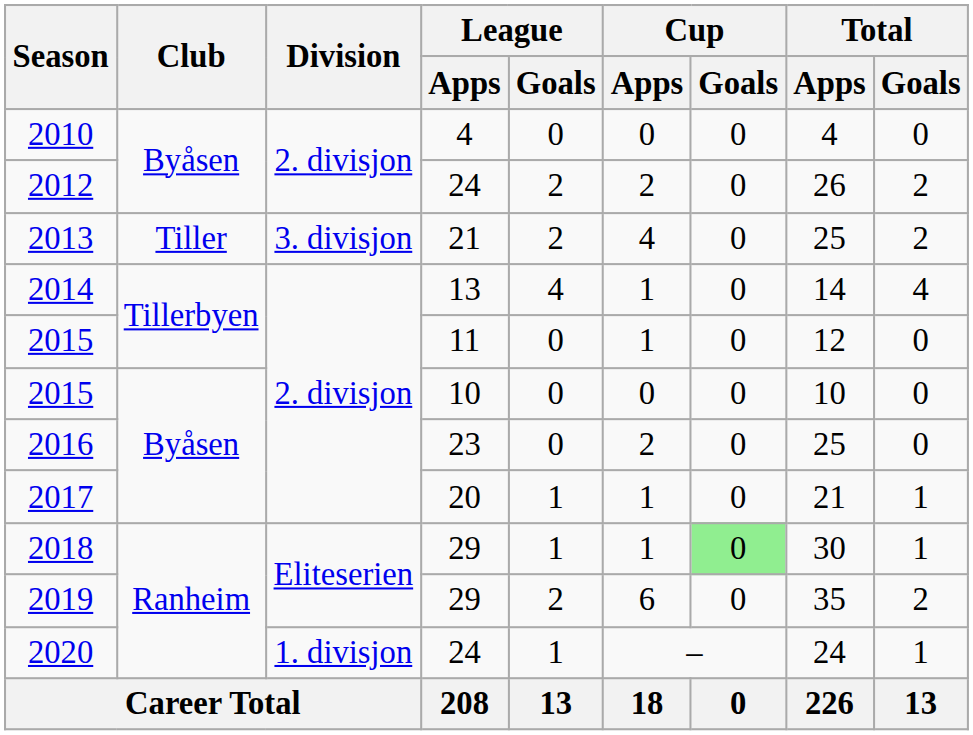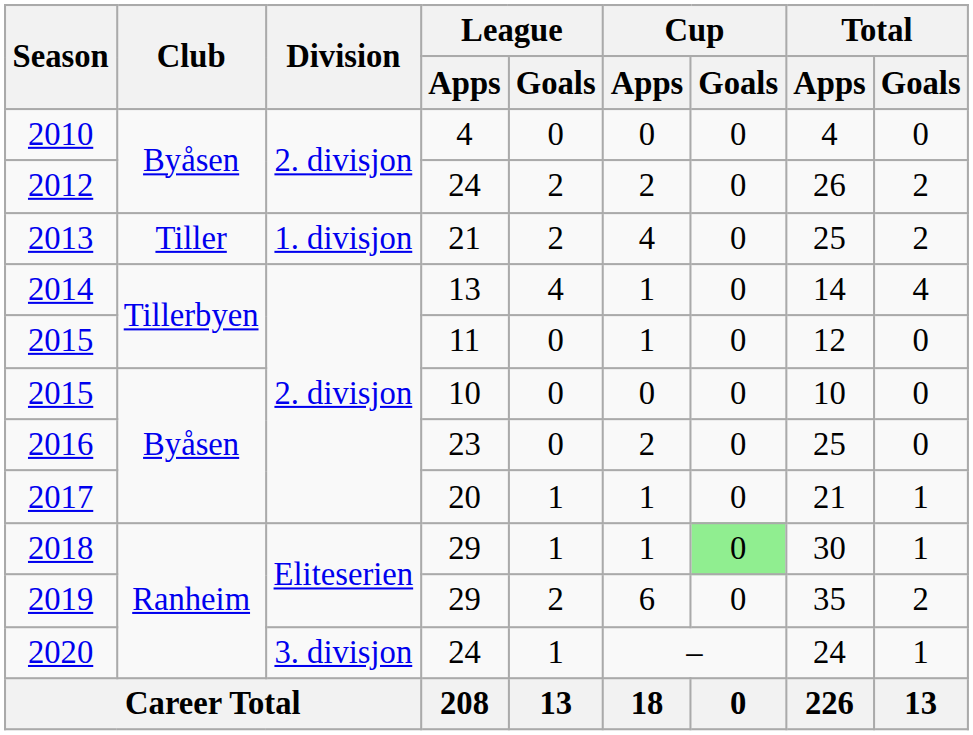(343, 237) 3. divisjon -> (343, 237) 1. divisjon
(343, 651) 1. divisjon -> (343, 651) 3. divisjon
